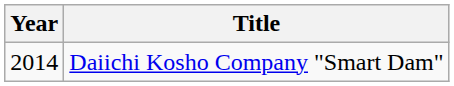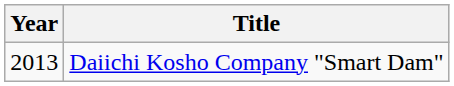(34, 61) 2014 -> (34, 61) 2013
